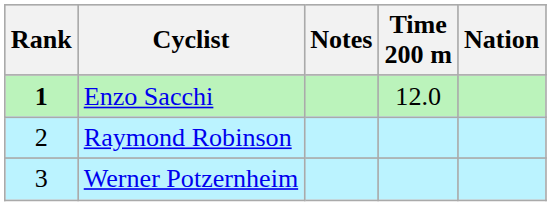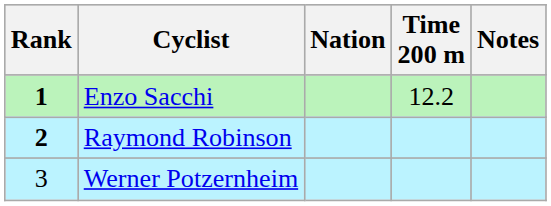columns swapped: (502, 39) <-> (341, 39)
(418, 95) 12.0 -> (431, 95) 12.2
(41, 137) normal -> (41, 137) bold
